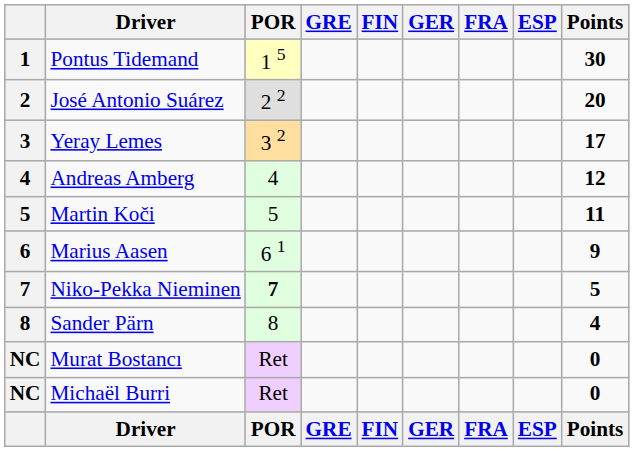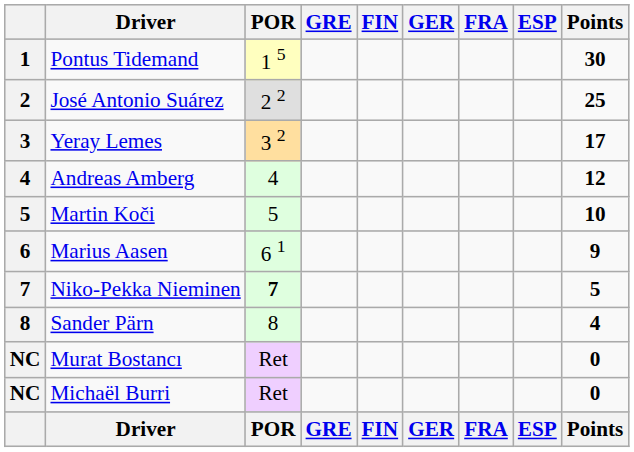(595, 99) 20 -> (595, 99) 25
(595, 213) 11 -> (595, 213) 10
